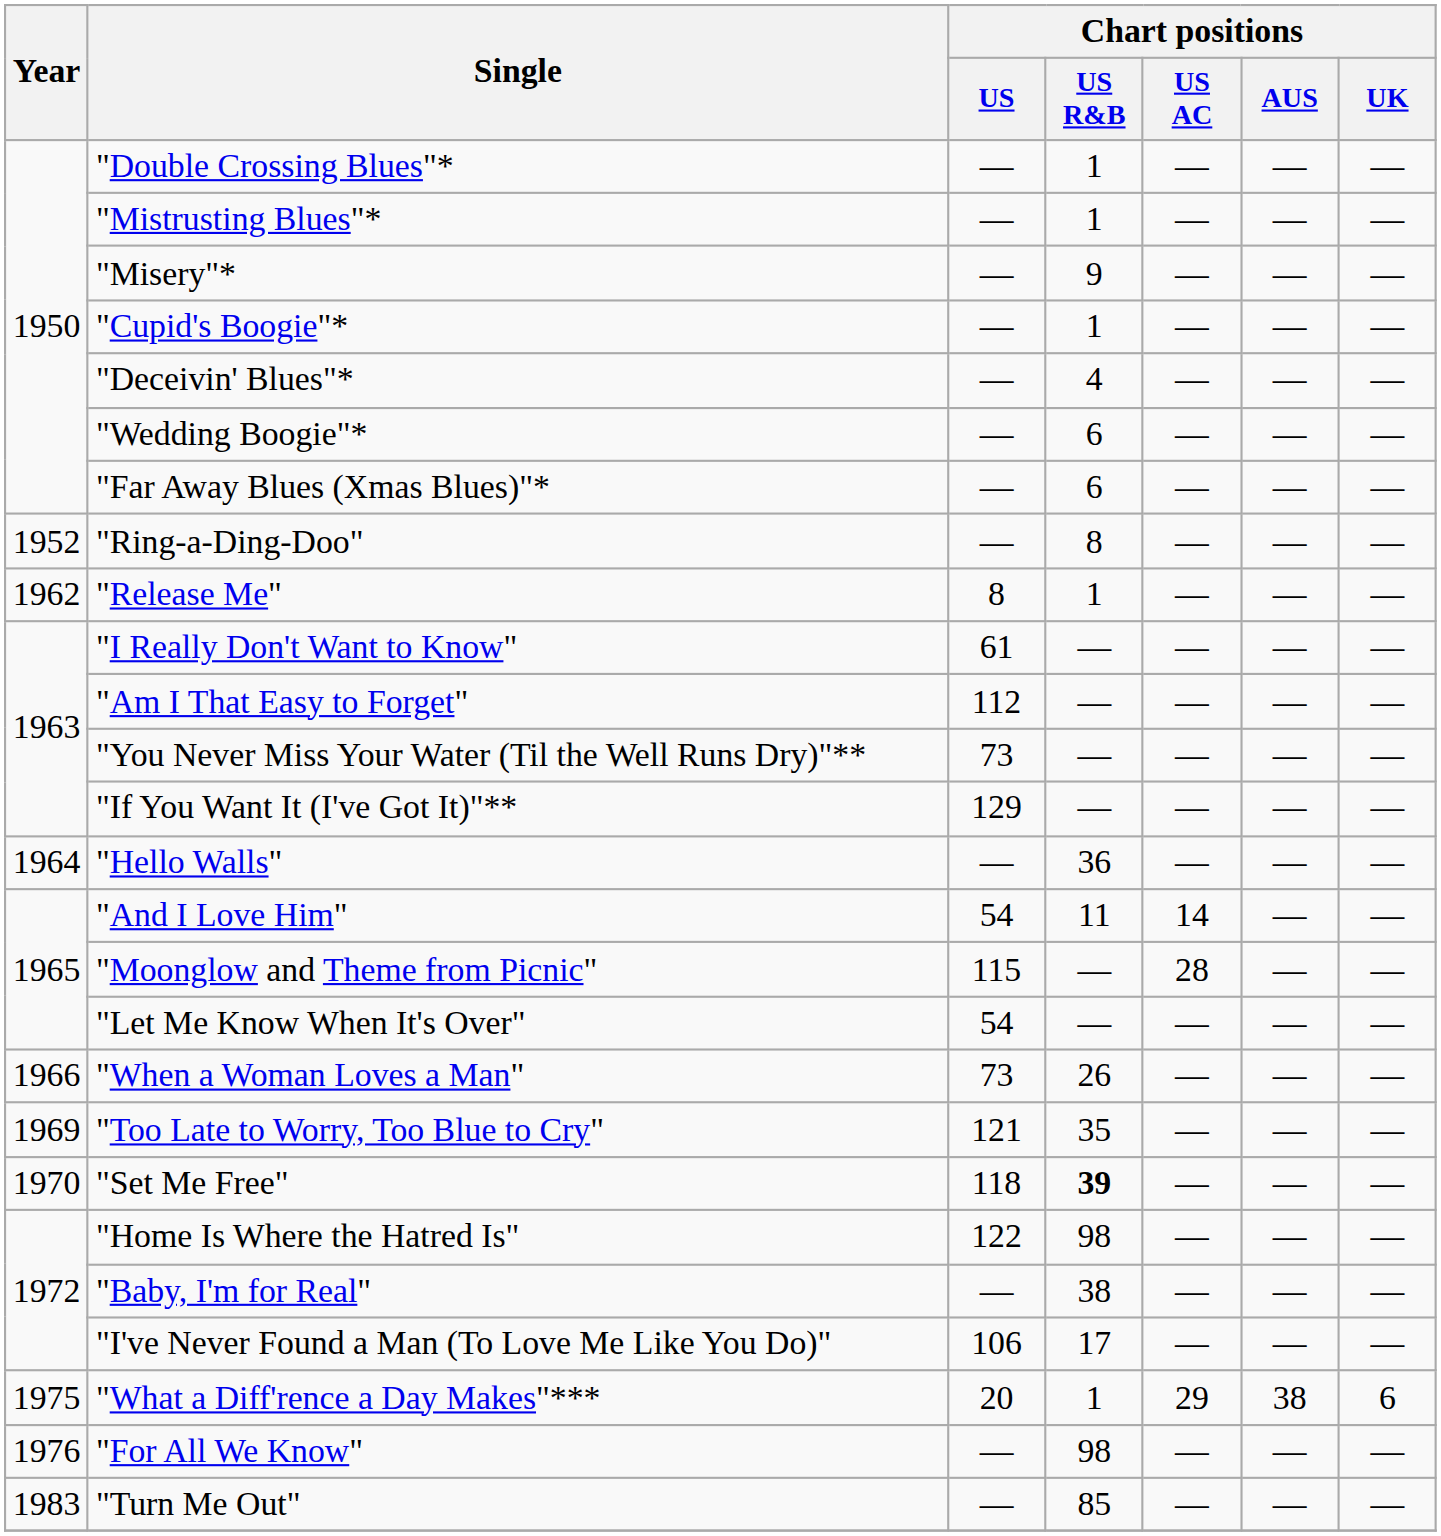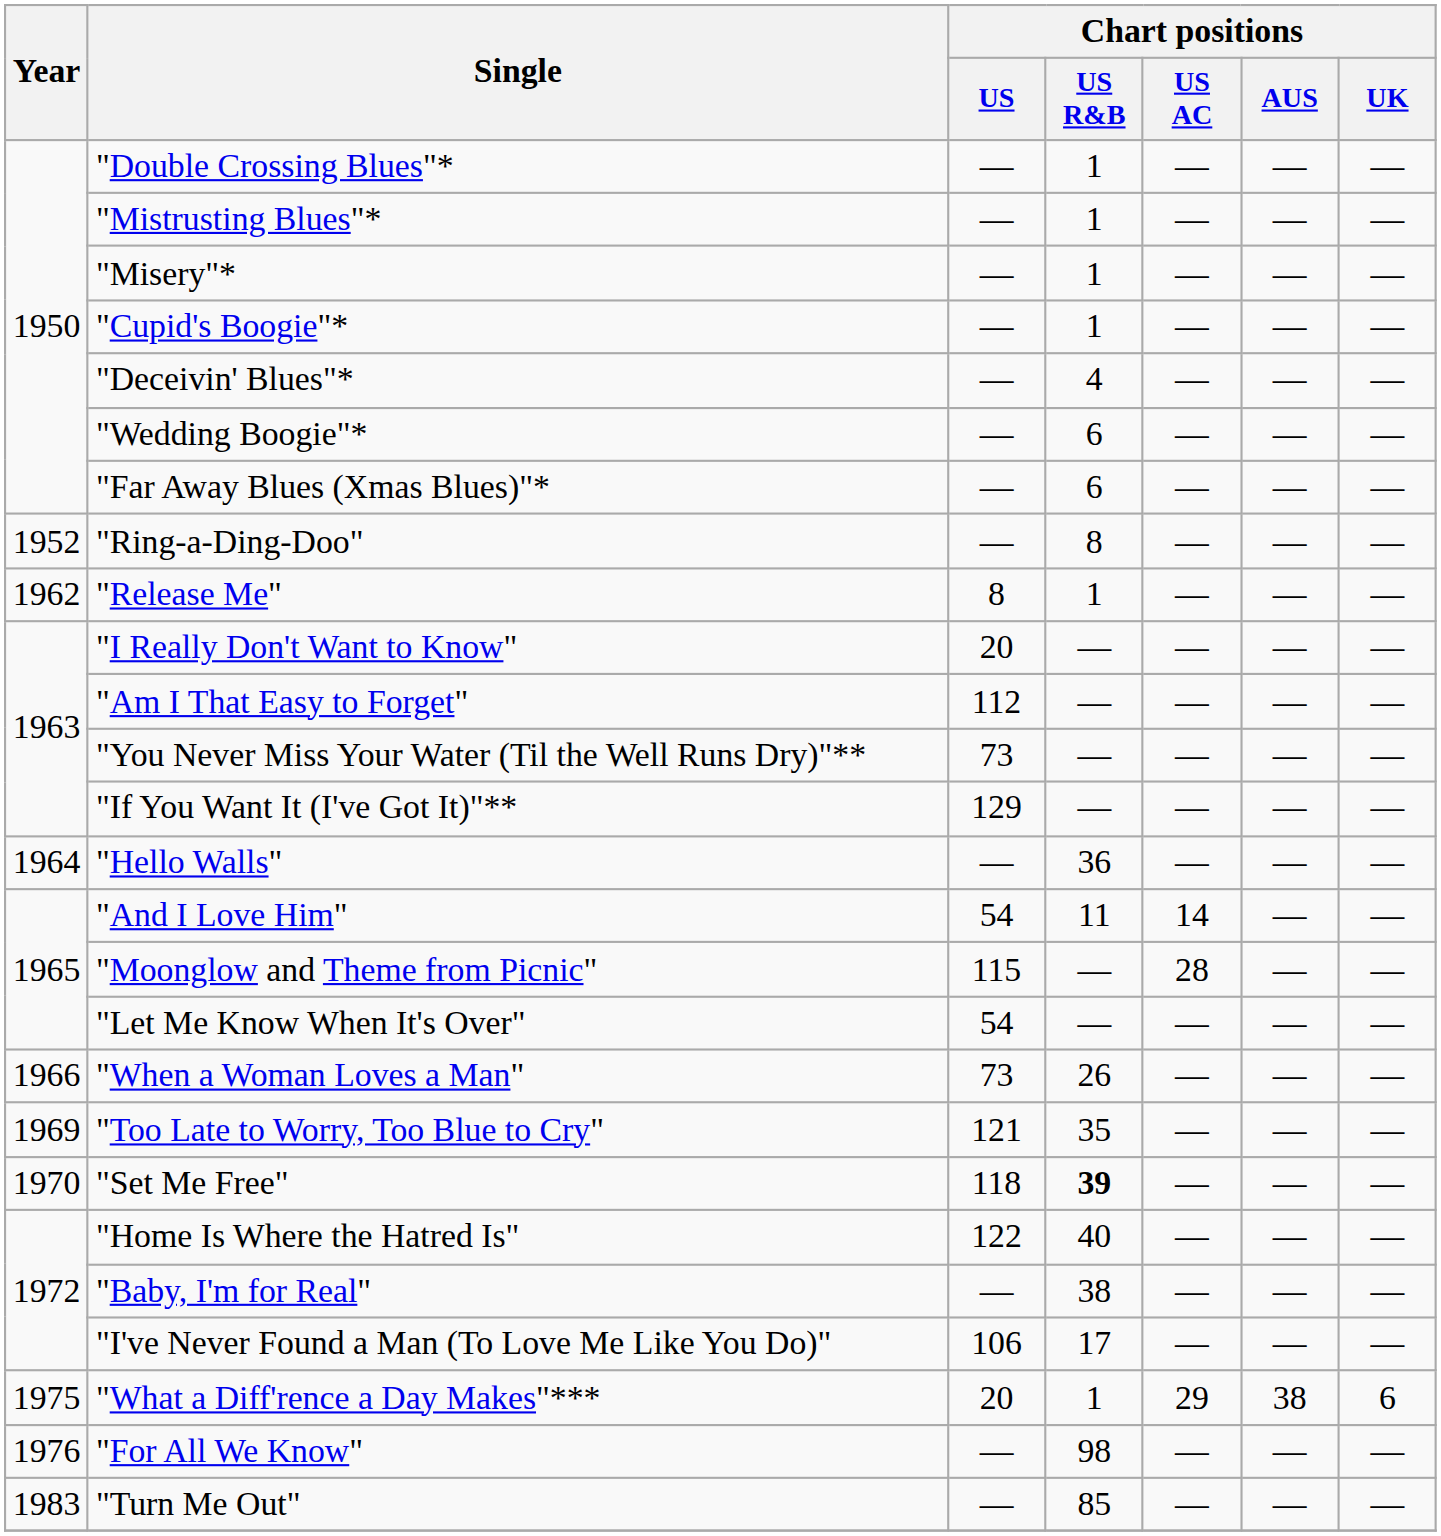(1094, 272) 9 -> (1094, 272) 1
(997, 647) 61 -> (997, 647) 20
(1094, 1236) 98 -> (1094, 1236) 40
